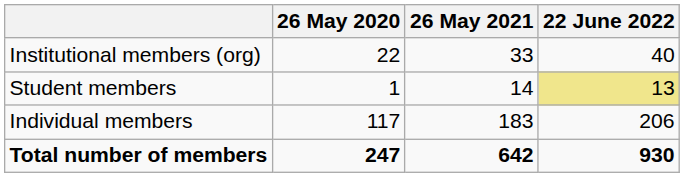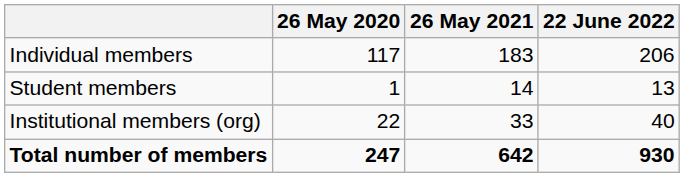rows swapped: (101, 121) <-> (135, 54)
(663, 88) khaki background -> (663, 88) no background
